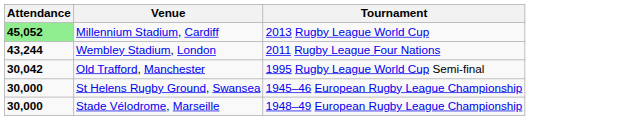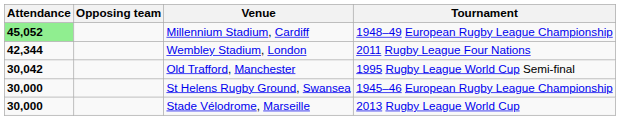+ column: (119, 13)
(348, 32) 2013 Rugby League World Cup -> (484, 32) 1948–49 European Rugby League Championship
(25, 50) 43,244 -> (25, 50) 42,344
(394, 106) 1948–49 European Rugby League Championship -> (438, 106) 2013 Rugby League World Cup
